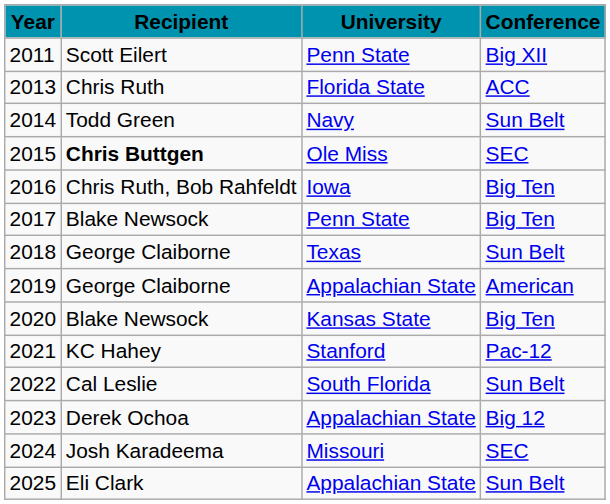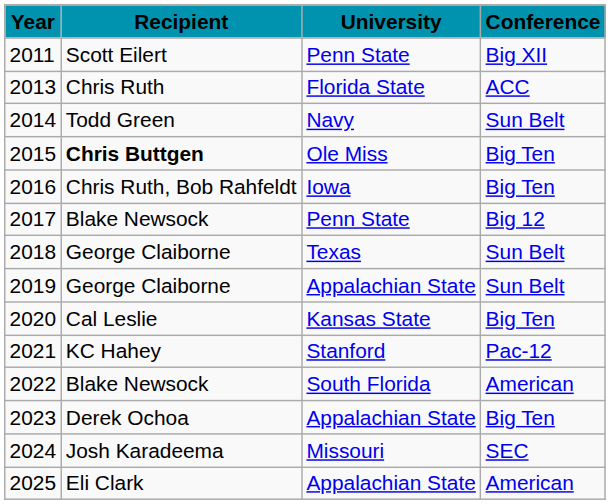(507, 154) SEC -> (520, 154) Big Ten
(520, 220) Big Ten -> (515, 220) Big 12
(530, 286) American -> (525, 286) Sun Belt
(137, 318) Blake Newsock -> (112, 318) Cal Leslie
(112, 384) Cal Leslie -> (137, 384) Blake Newsock
(525, 384) Sun Belt -> (530, 384) American
(515, 417) Big 12 -> (520, 417) Big Ten
(525, 483) Sun Belt -> (530, 483) American
